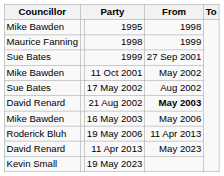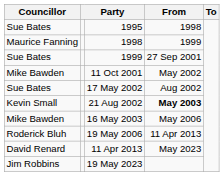(35, 27) Mike Bawden -> (29, 27) Sue Bates
(36, 103) David Renard -> (32, 103) Kevin Small
(32, 164) Kevin Small -> (33, 164) Jim Robbins
